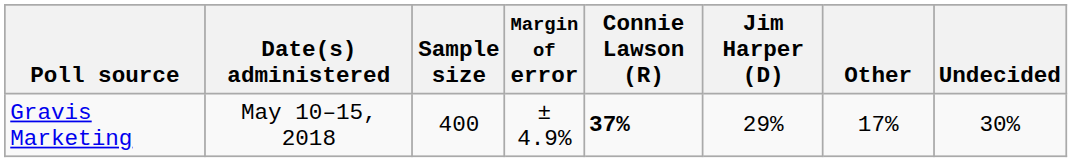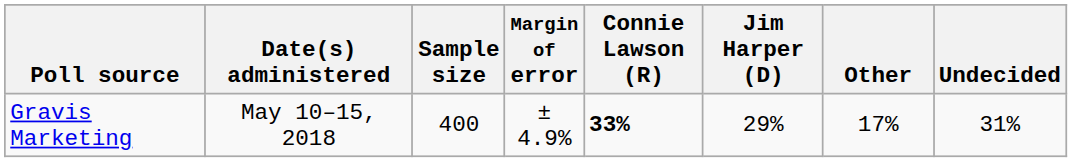(609, 125) 37% -> (609, 125) 33%
(1000, 125) 30% -> (1000, 125) 31%
